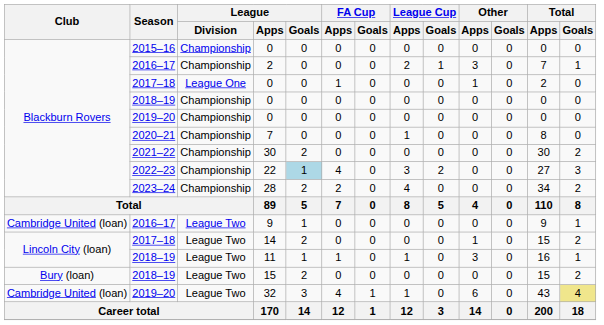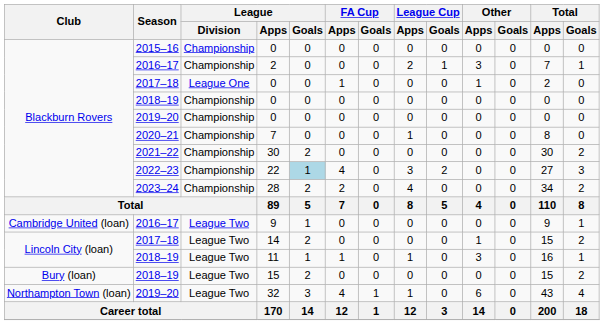(67, 293) Cambridge United (loan) -> (69, 293) Northampton Town (loan)
(578, 293) khaki background -> (581, 293) no background
